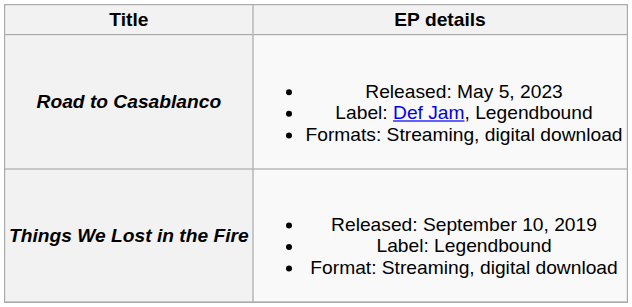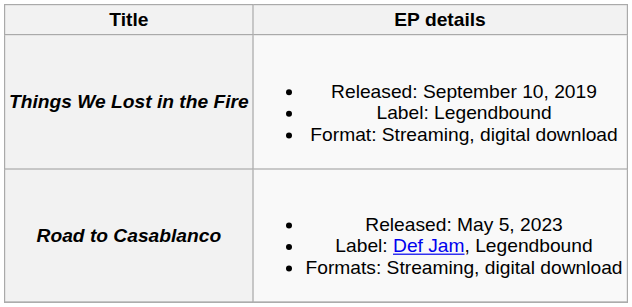rows swapped: (129, 235) <-> (129, 101)
